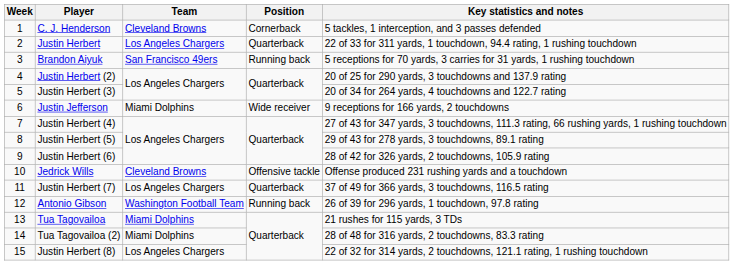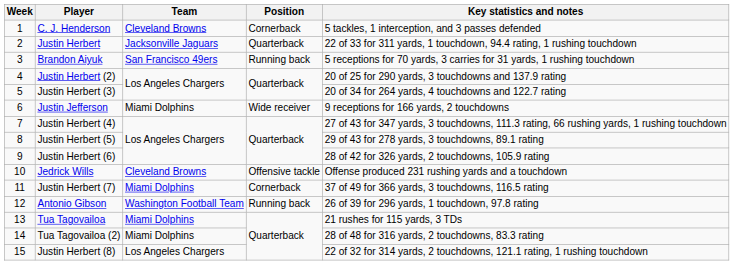(175, 44) Los Angeles Chargers -> (172, 44) Jacksonville Jaguars
(175, 188) Los Angeles Chargers -> (159, 188) Miami Dolphins
(276, 188) Quarterback -> (275, 188) Cornerback
